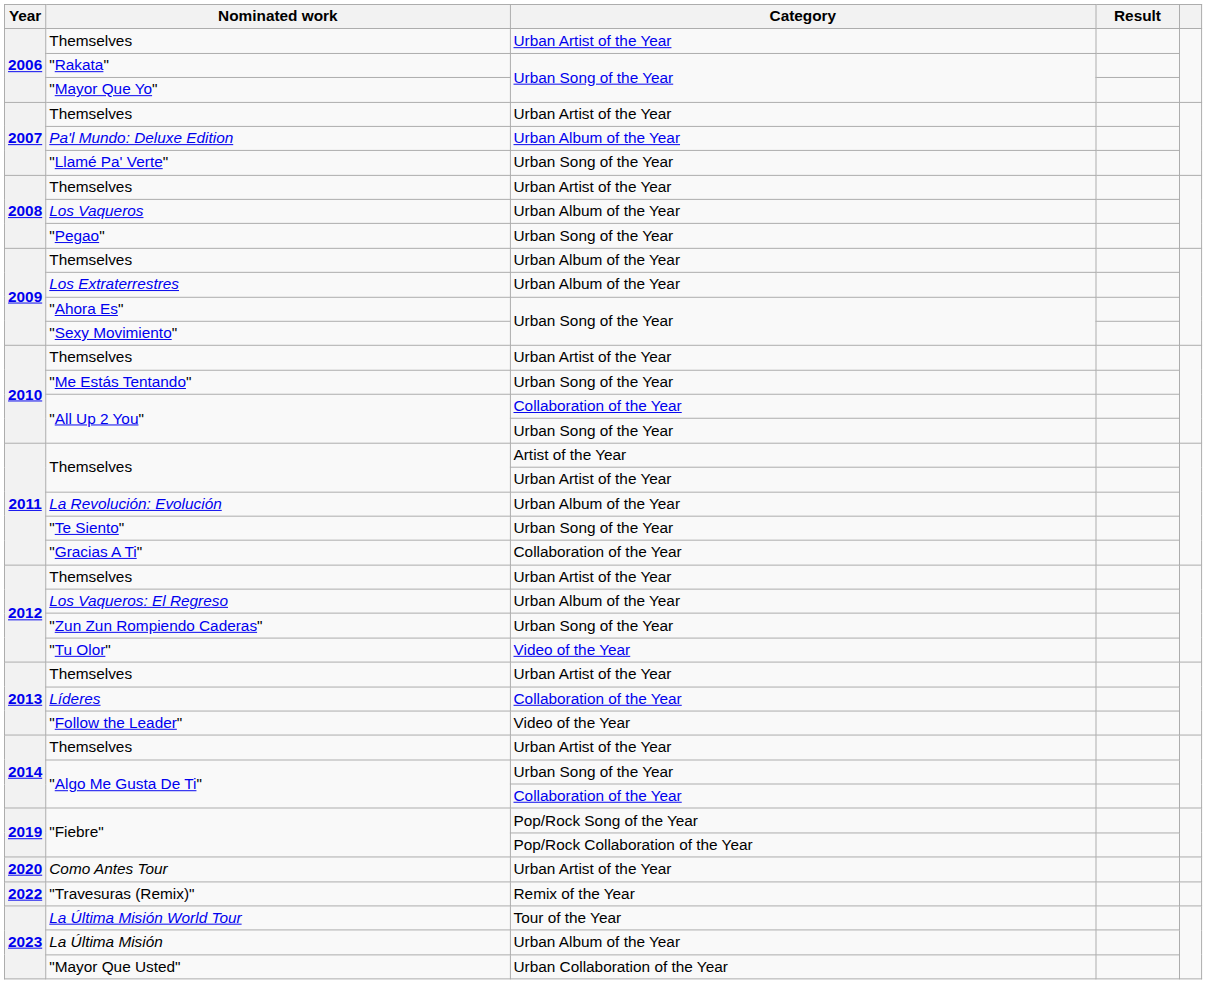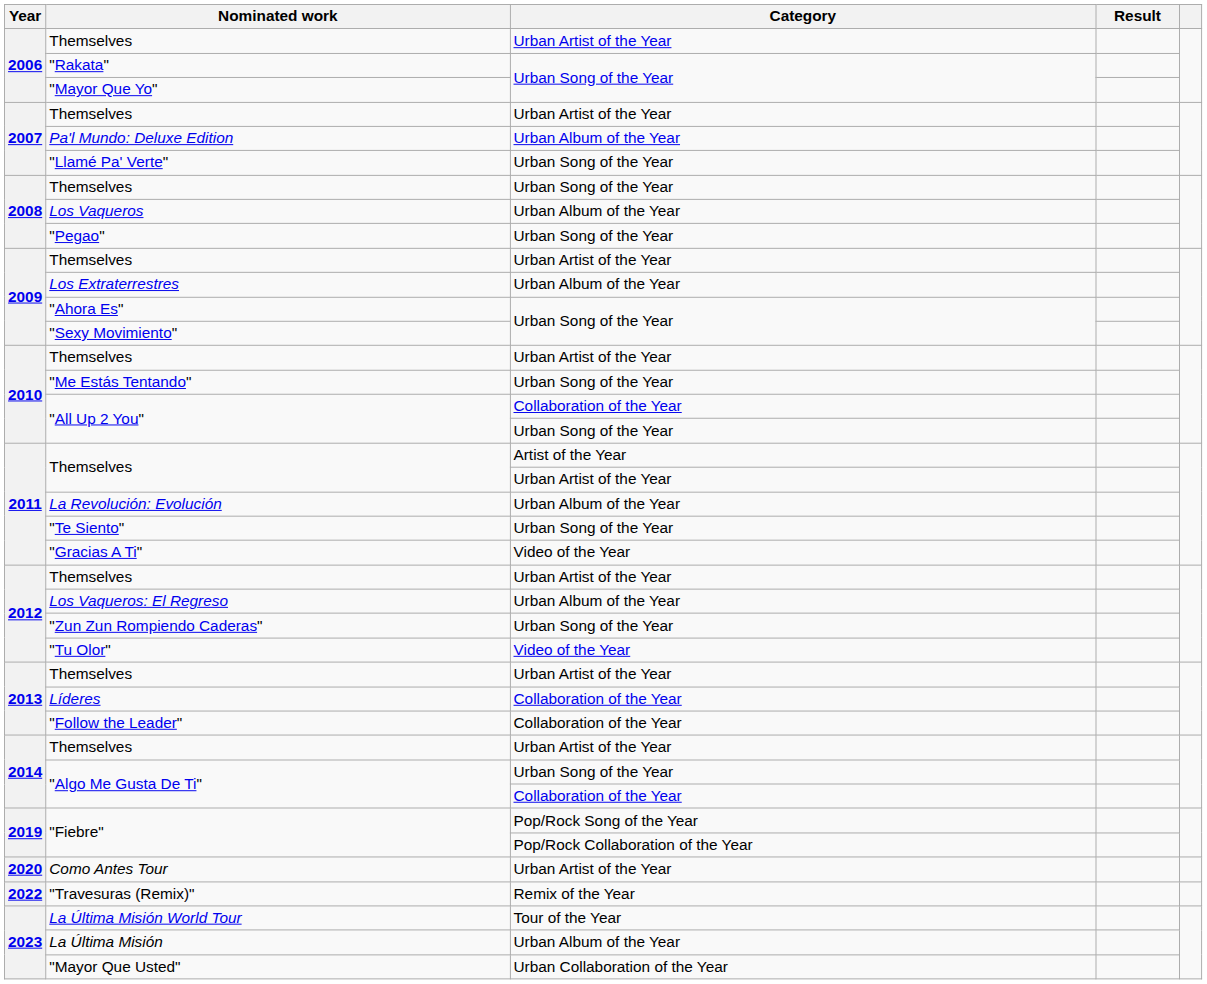(592, 187) Urban Artist of the Year -> (593, 187) Urban Song of the Year
(597, 260) Urban Album of the Year -> (592, 260) Urban Artist of the Year
(598, 552) Collaboration of the Year -> (572, 552) Video of the Year
(572, 723) Video of the Year -> (598, 723) Collaboration of the Year
